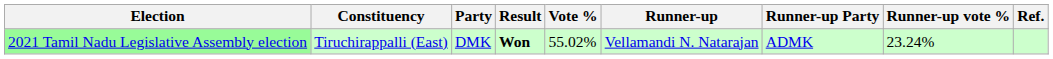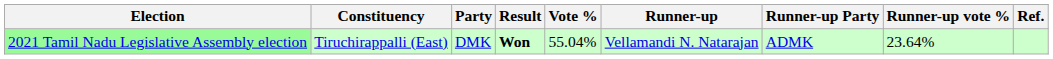(572, 41) 55.02% -> (572, 41) 55.04%
(910, 41) 23.24% -> (910, 41) 23.64%
